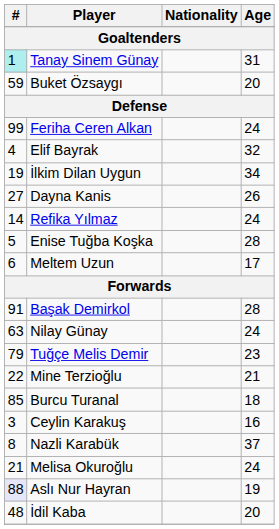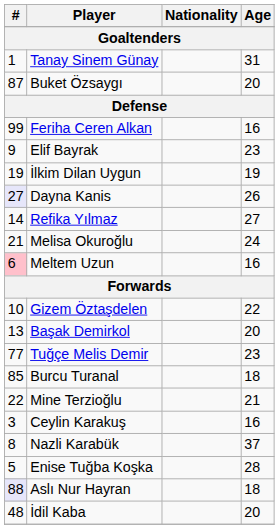(12, 60) paleturquoise background -> (12, 60) no background
(16, 83) 59 -> (16, 83) 87
(252, 128) 24 -> (252, 128) 16
(12, 151) 4 -> (12, 151) 9
(252, 151) 32 -> (252, 151) 23
(252, 173) 34 -> (252, 173) 19
(16, 196) no background -> (16, 196) lavender background
(252, 219) 24 -> (252, 219) 27
rows swapped: (82, 467) <-> (91, 241)
(12, 264) no background -> (12, 264) pink background
(252, 264) 17 -> (252, 264) 16
+ row: (89, 309)
(16, 309) 91 -> (16, 331) 13
(252, 309) 28 -> (252, 331) 20
- row: (69, 331)
(16, 354) 79 -> (16, 354) 77
rows swapped: (74, 399) <-> (76, 377)
(252, 490) 19 -> (252, 490) 18
